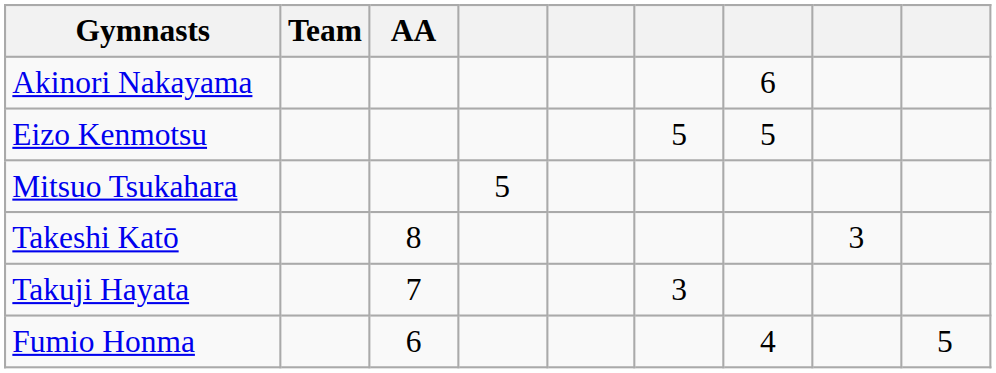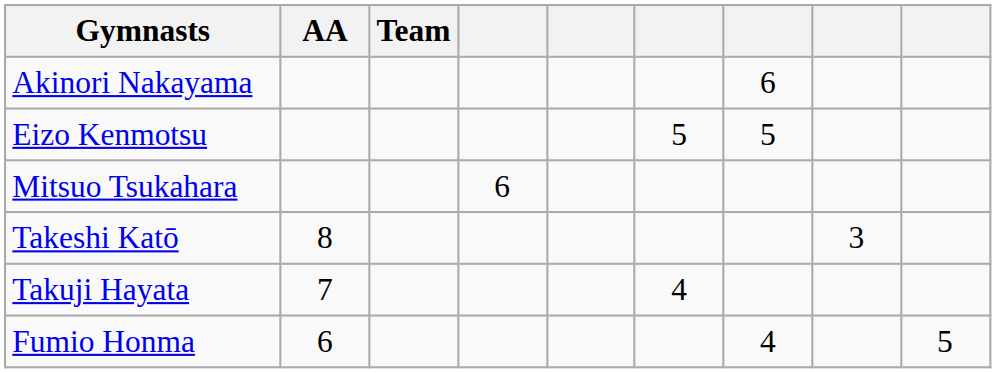columns swapped: (325, 30) <-> (414, 30)
(502, 186) 5 -> (502, 186) 6
(679, 290) 3 -> (679, 290) 4
